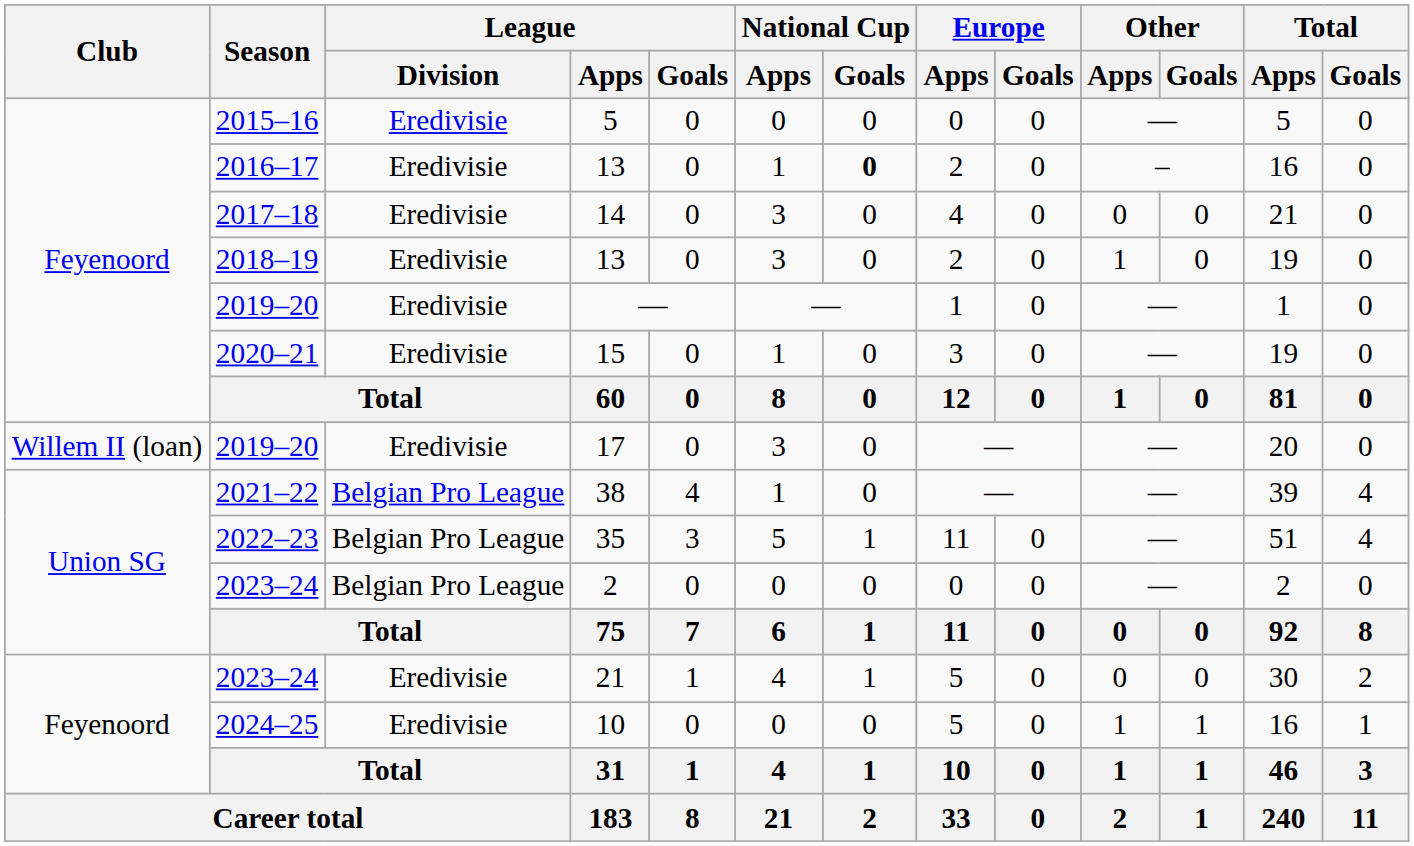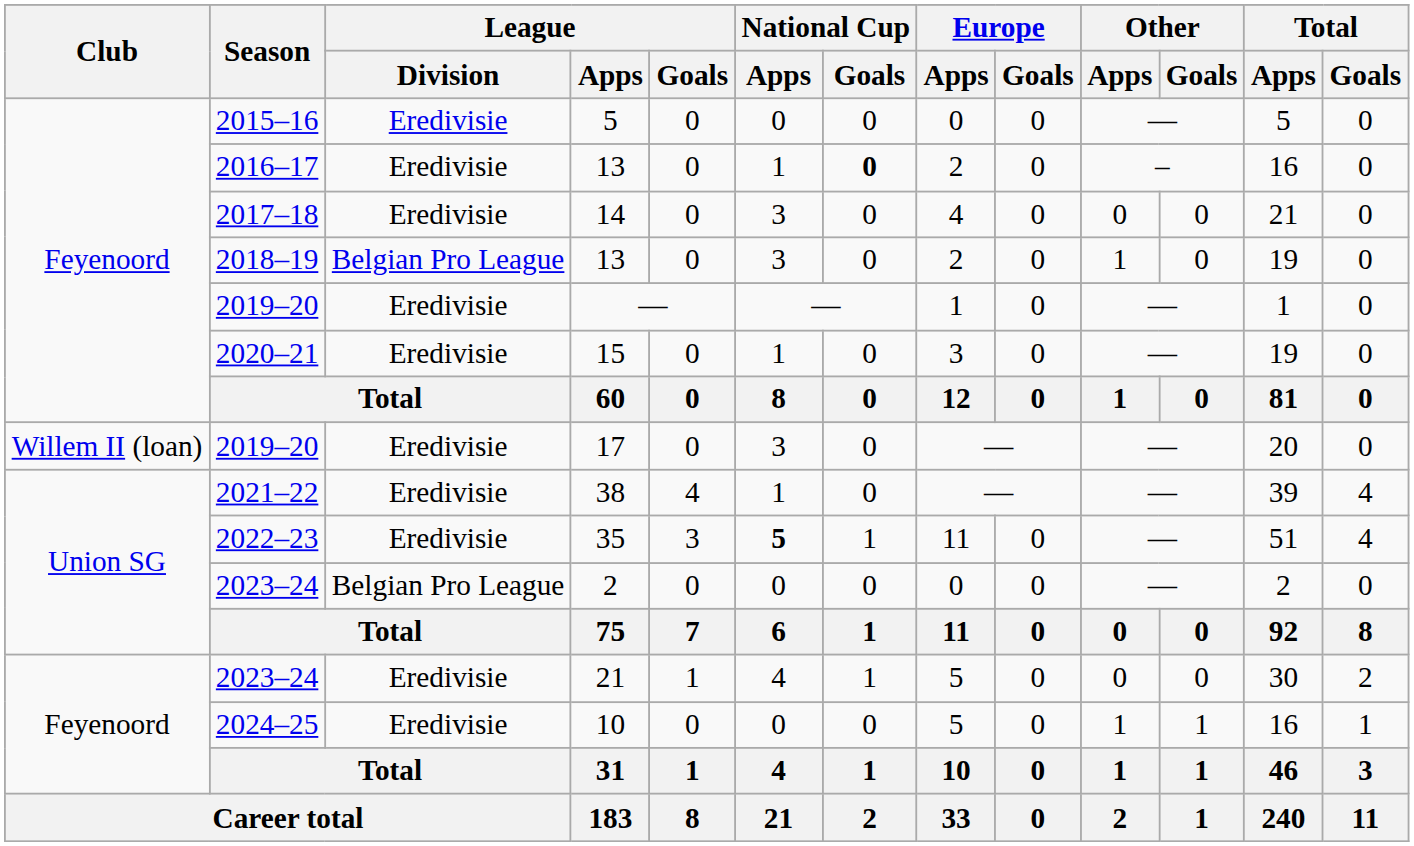(448, 259) Eredivisie -> (448, 259) Belgian Pro League
(448, 492) Belgian Pro League -> (448, 492) Eredivisie
(448, 538) Belgian Pro League -> (448, 538) Eredivisie
(778, 538) normal -> (778, 538) bold
